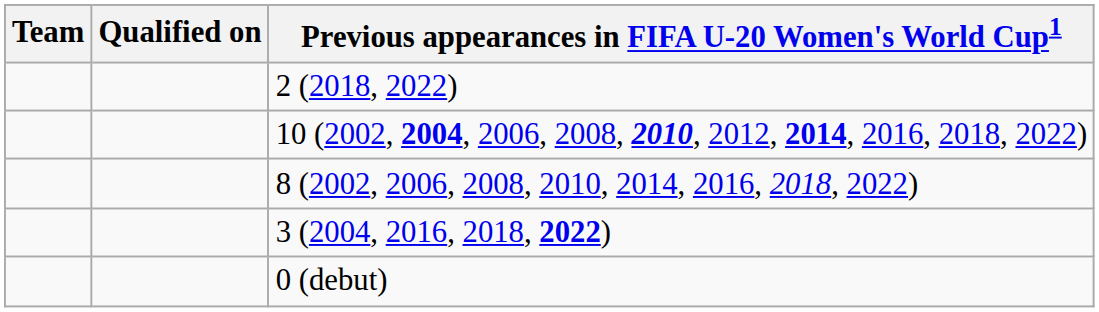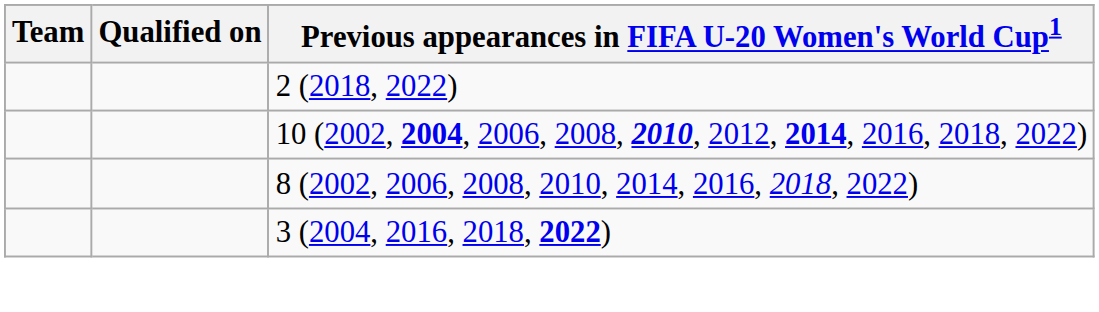- row: (332, 280)
